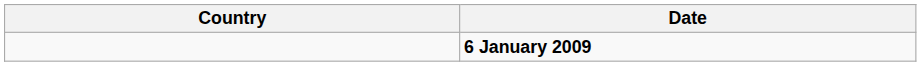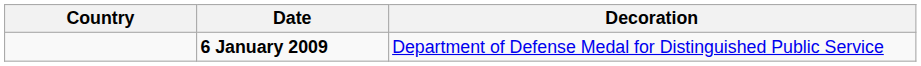+ column: (652, 18)
